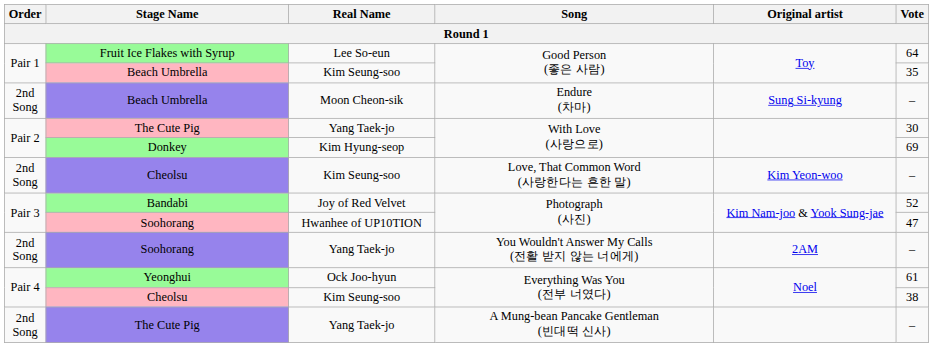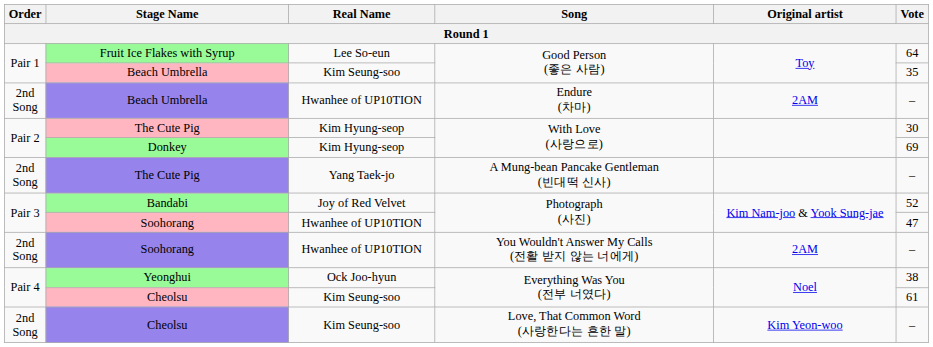(362, 100) Moon Cheon-sik -> (362, 100) Hwanhee of UP10TION
(805, 100) Sung Si-kyung -> (805, 100) 2AM
(362, 128) Yang Taek-jo -> (362, 128) Kim Hyung-seop
rows swapped: (167, 324) <-> (167, 175)
(362, 250) Yang Taek-jo -> (362, 250) Hwanhee of UP10TION
(912, 277) 61 -> (912, 277) 38
(912, 297) 38 -> (912, 297) 61
